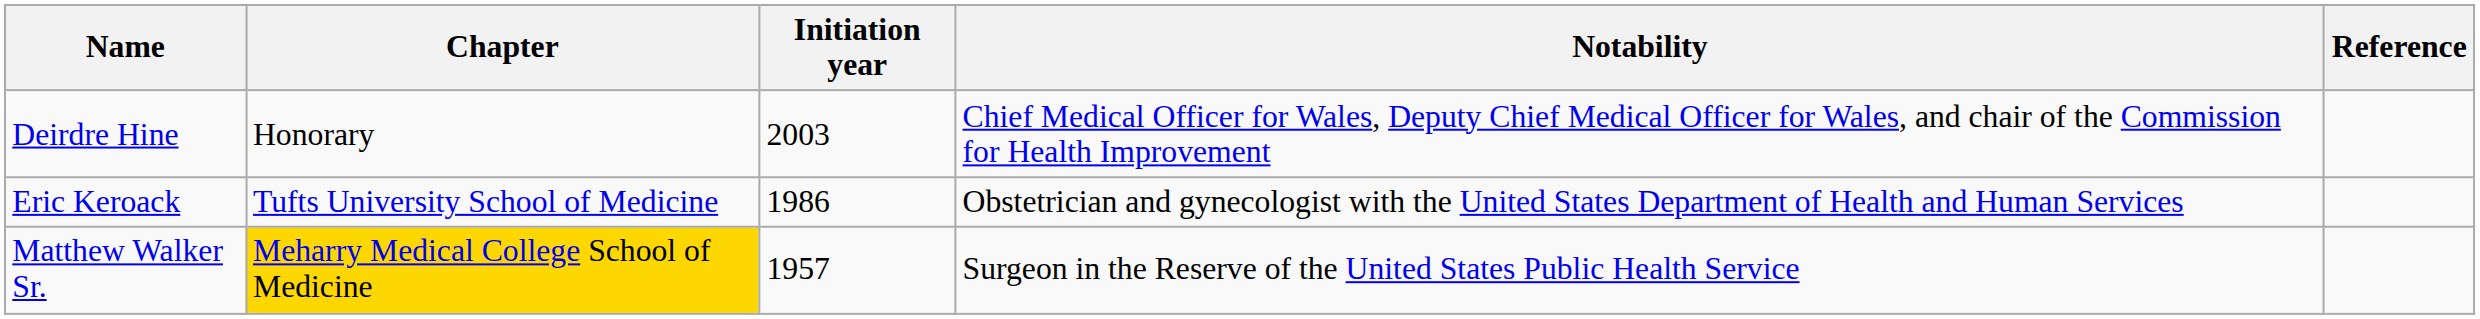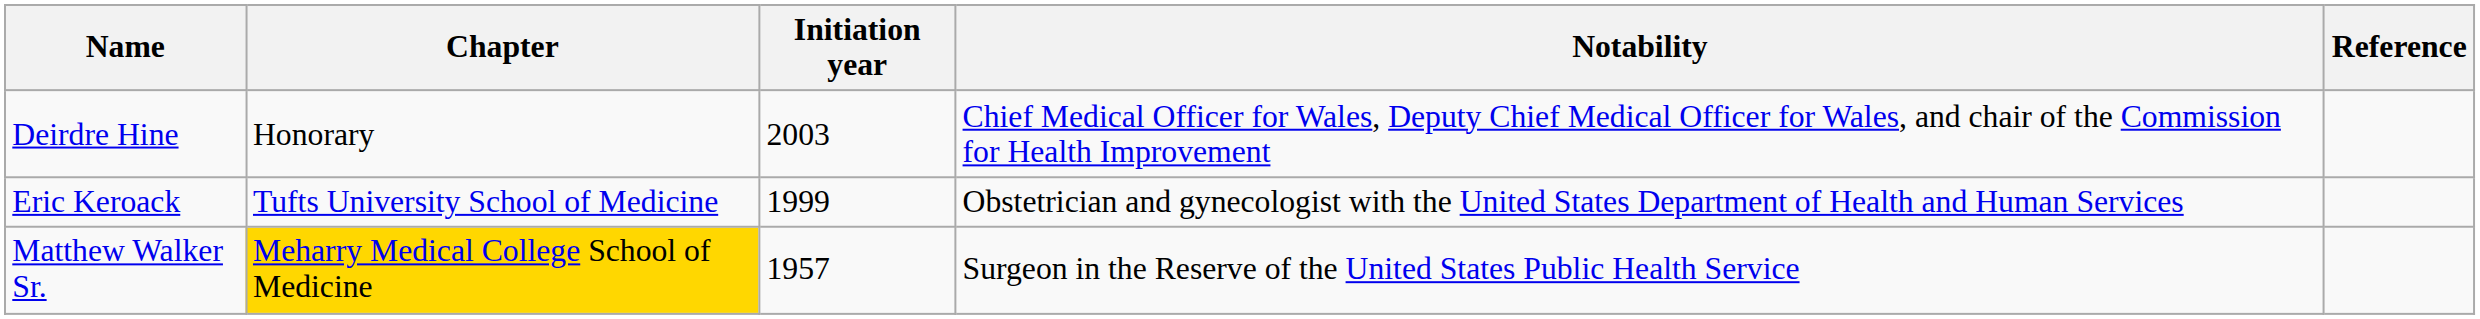(798, 201) 1986 -> (798, 201) 1999
